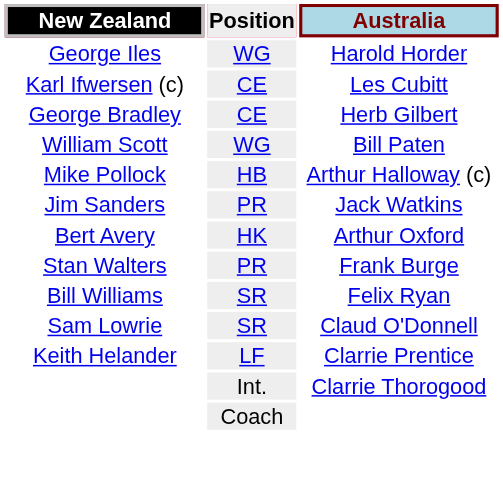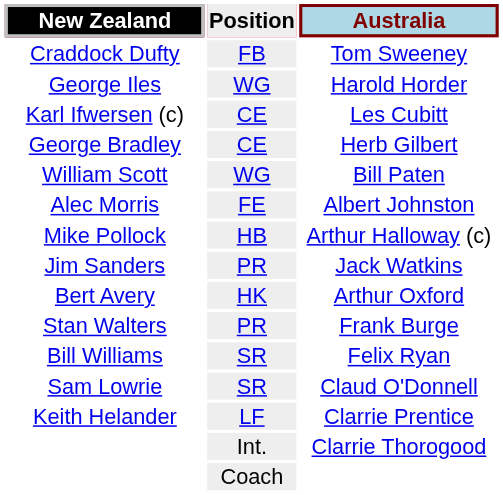+ row: (399, 54)
+ row: (399, 205)
